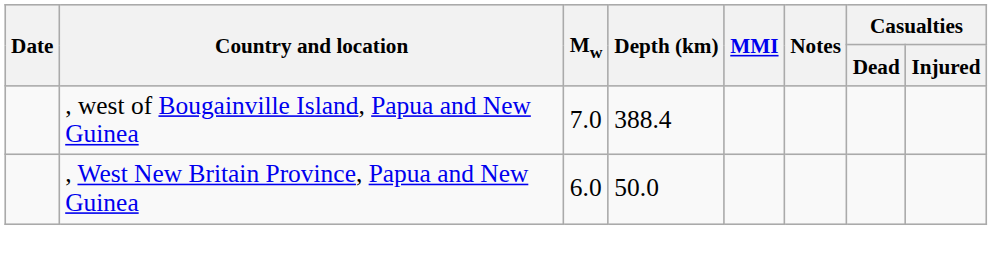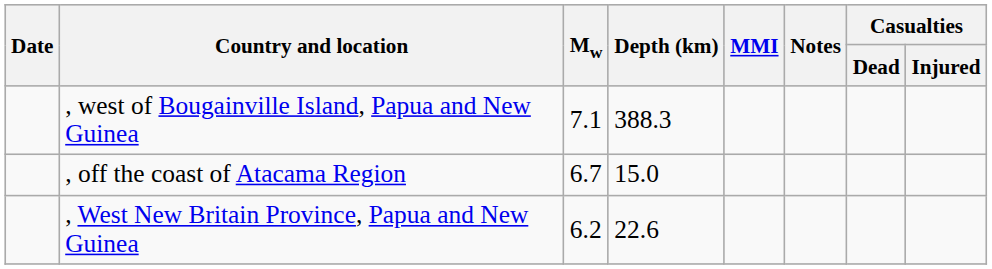(586, 119) 7.0 -> (586, 119) 7.1
(643, 119) 388.4 -> (643, 119) 388.3
+ row: (236, 174)
(586, 188) 6.0 -> (586, 228) 6.2
(637, 188) 50.0 -> (637, 228) 22.6
